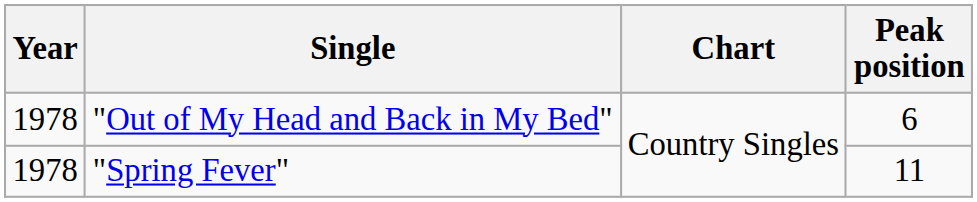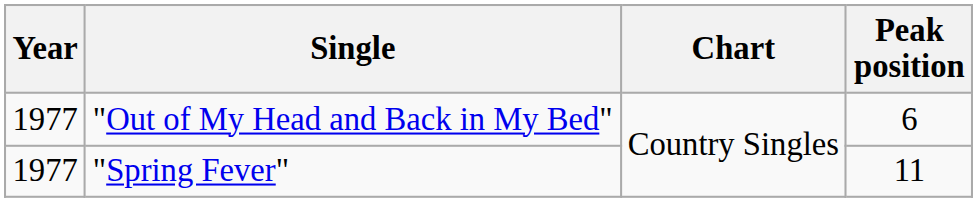(45, 118) 1978 -> (45, 118) 1977
(45, 170) 1978 -> (45, 170) 1977
